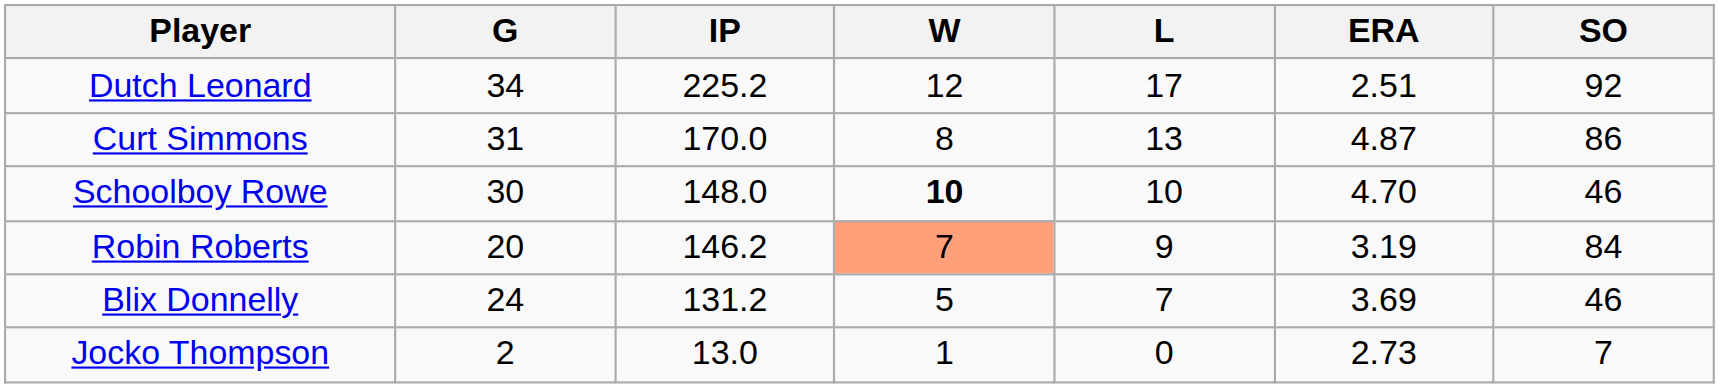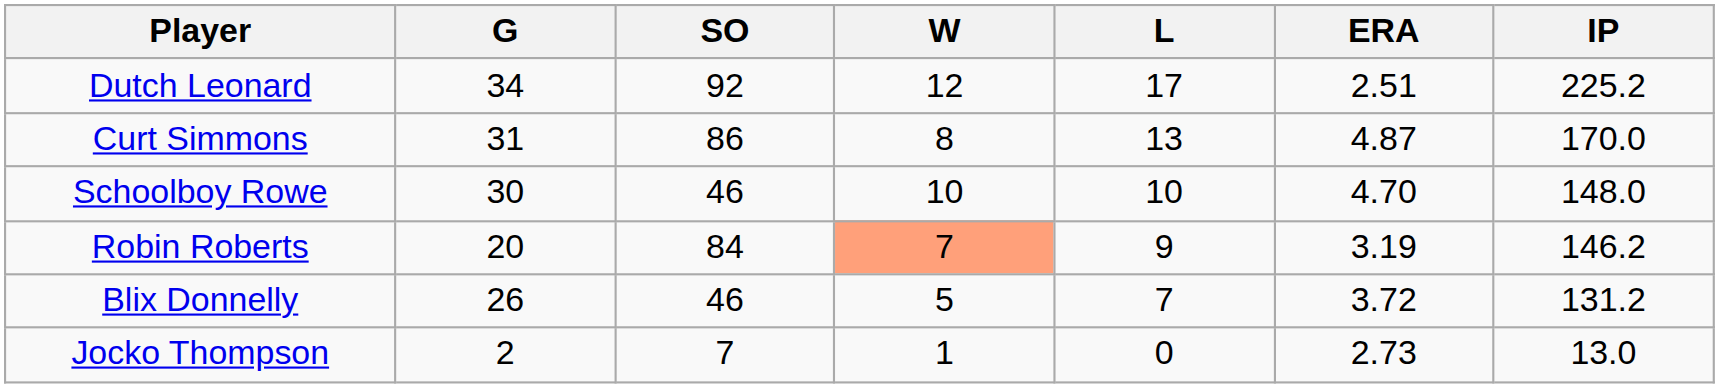columns swapped: (725, 31) <-> (1603, 31)
(945, 192) bold -> (945, 192) normal
(505, 300) 24 -> (505, 300) 26
(1384, 300) 3.69 -> (1384, 300) 3.72
